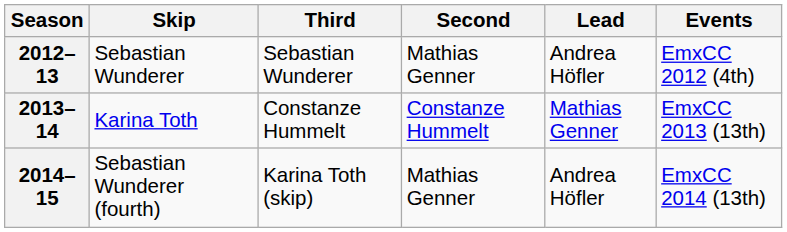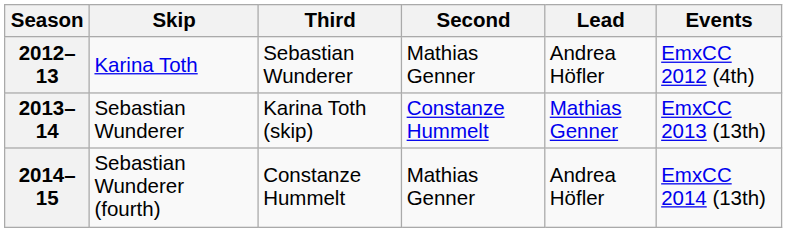(140, 64) Sebastian Wunderer -> (146, 64) Karina Toth
(146, 120) Karina Toth -> (140, 120) Sebastian Wunderer
(312, 120) Constanze Hummelt -> (315, 120) Karina Toth (skip)
(315, 187) Karina Toth (skip) -> (312, 187) Constanze Hummelt
